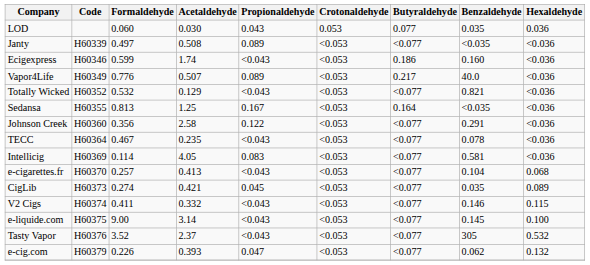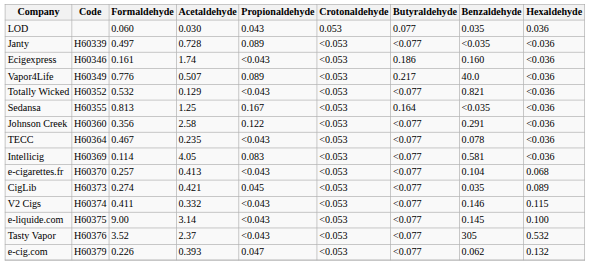(190, 44) 0.508 -> (190, 44) 0.728
(122, 60) 0.599 -> (122, 60) 0.161
